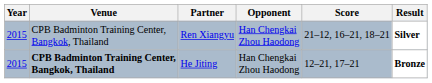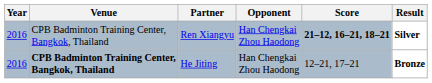(17, 35) 2015 -> (17, 35) 2016
(347, 35) normal -> (347, 35) bold
(17, 64) 2015 -> (17, 64) 2016
